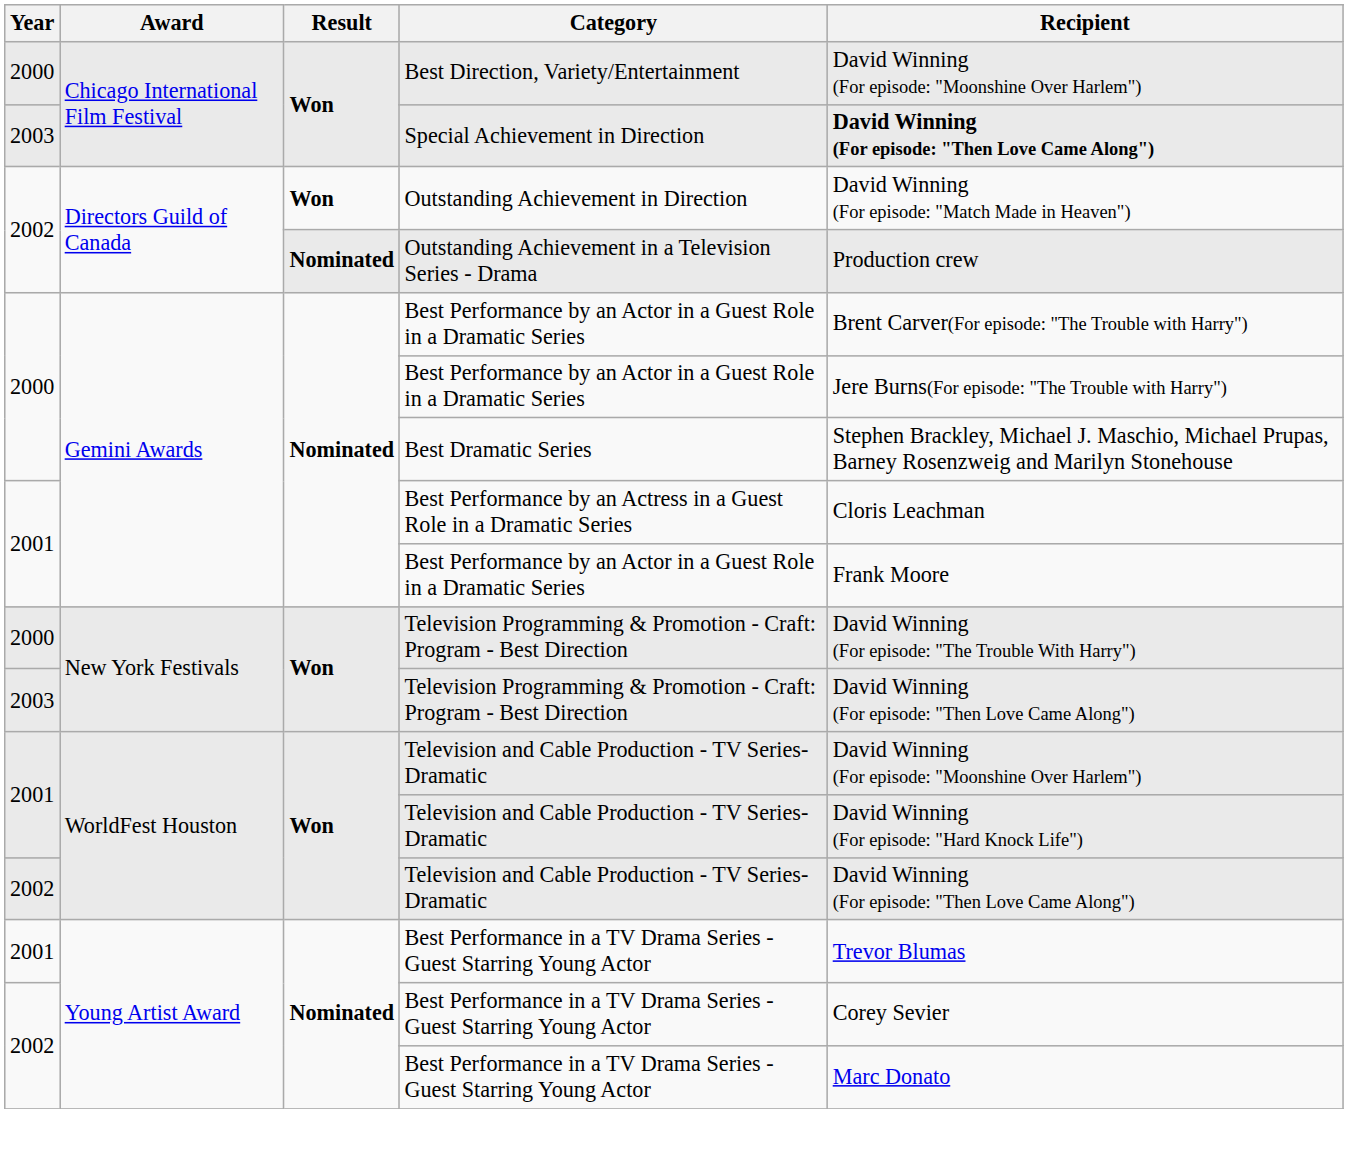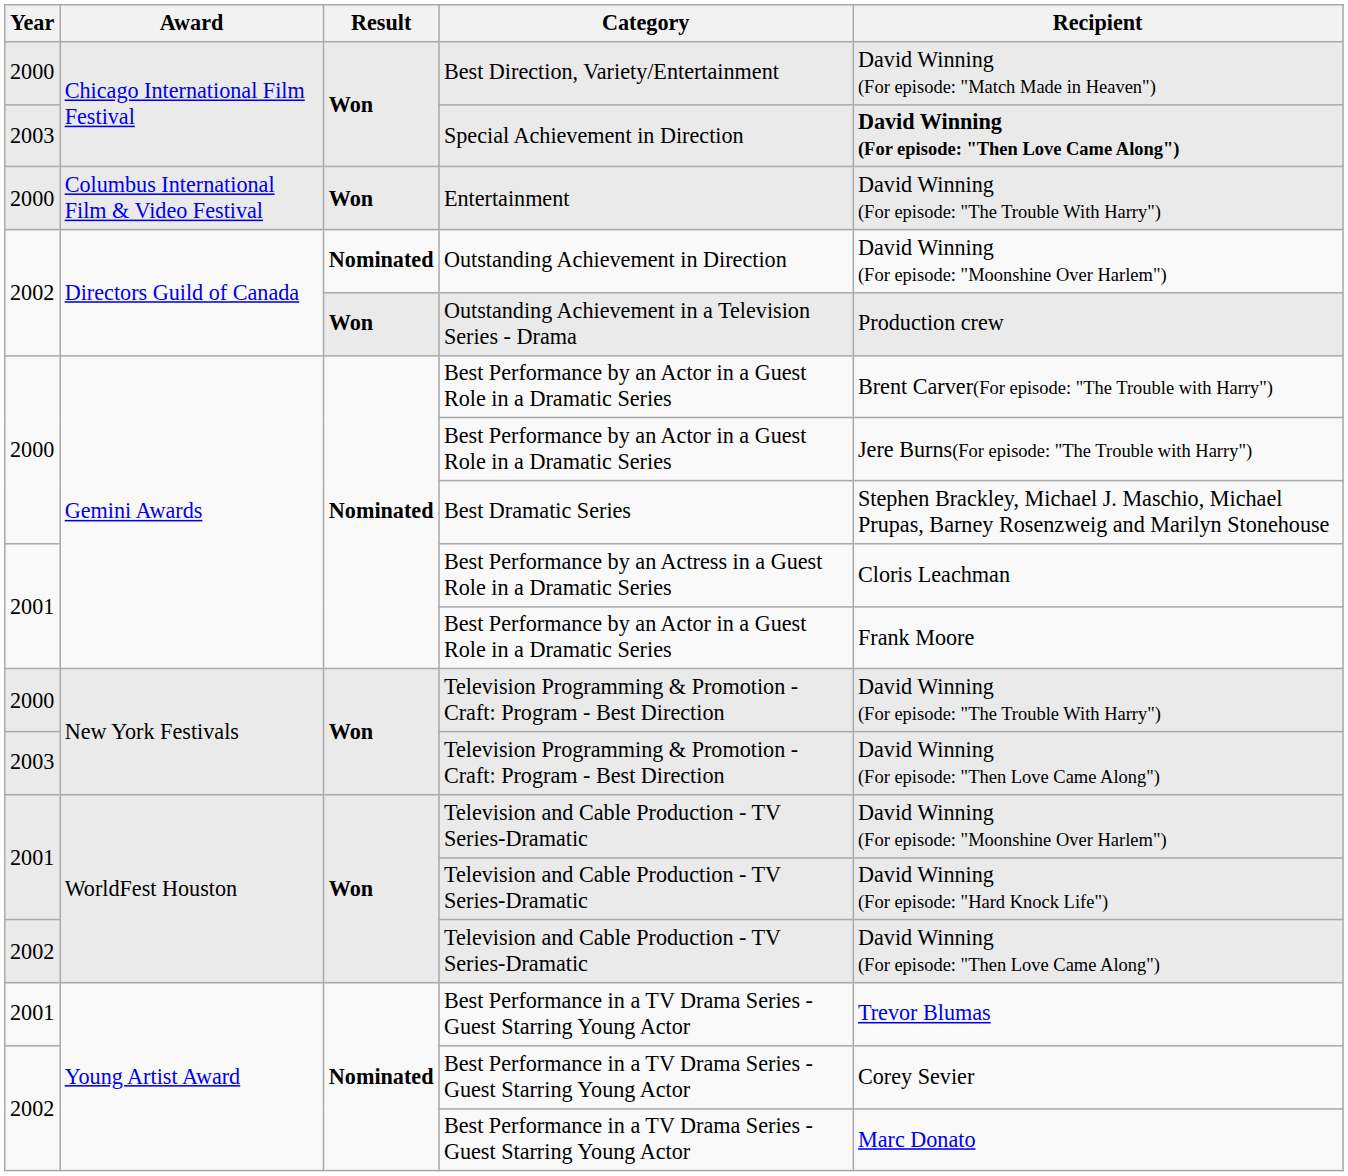(987, 72) David Winning (For episode: "Moonshine Over Harlem") -> (1007, 72) David Winning (For episode: "Match Made in Heaven")
+ row: (32, 198)
(312, 198) Won -> (381, 261) Nominated
(982, 198) David Winning (For episode: "Match Made in Heaven") -> (1012, 261) David Winning (For episode: "Moonshine Over Harlem")
(342, 261) Nominated -> (351, 323) Won
